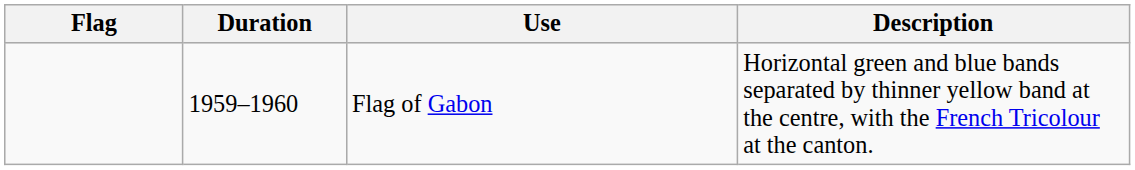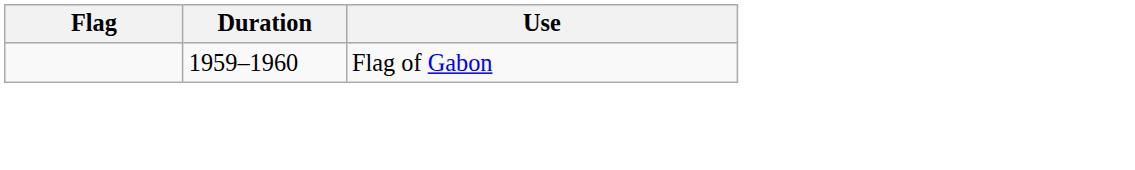- column: (933, 23)
